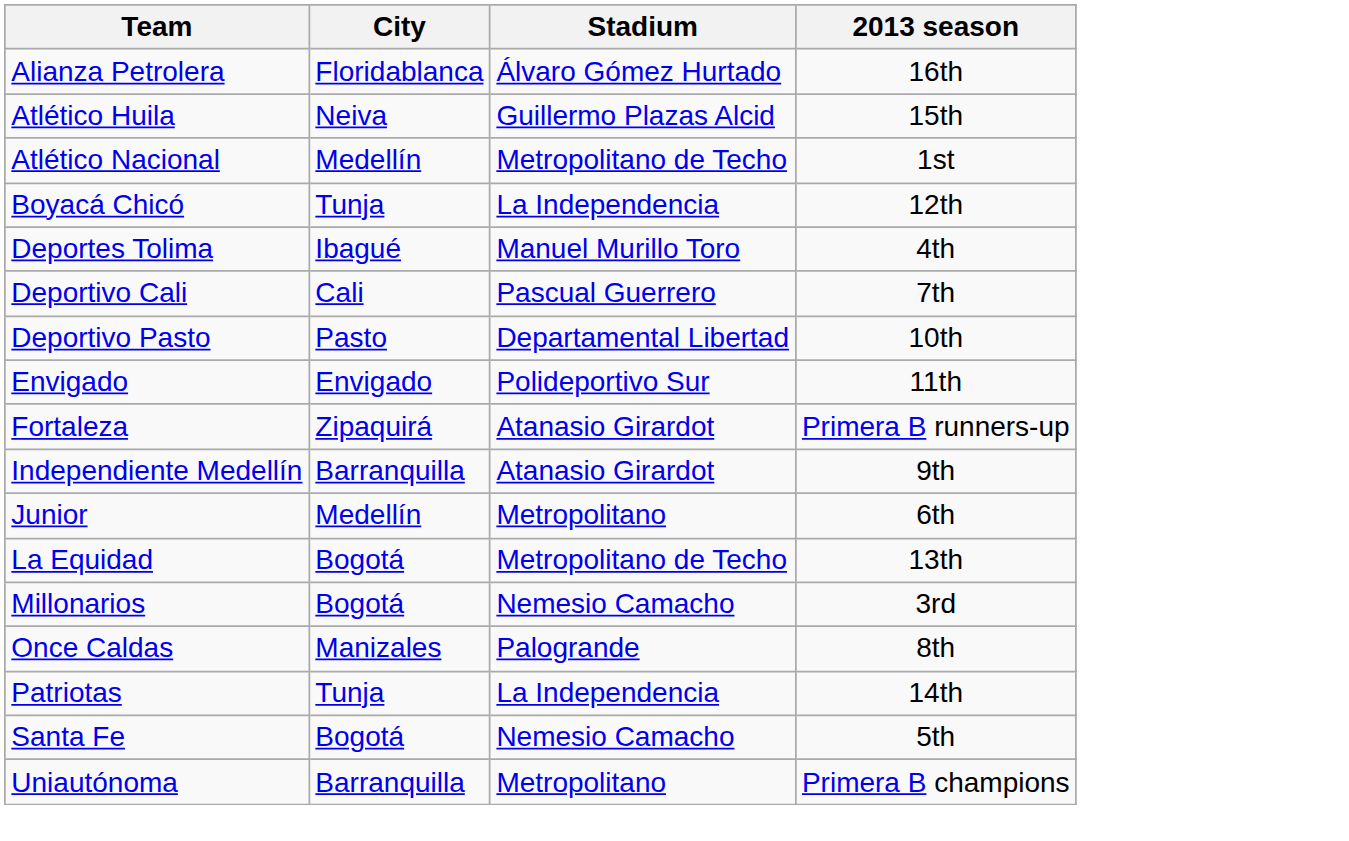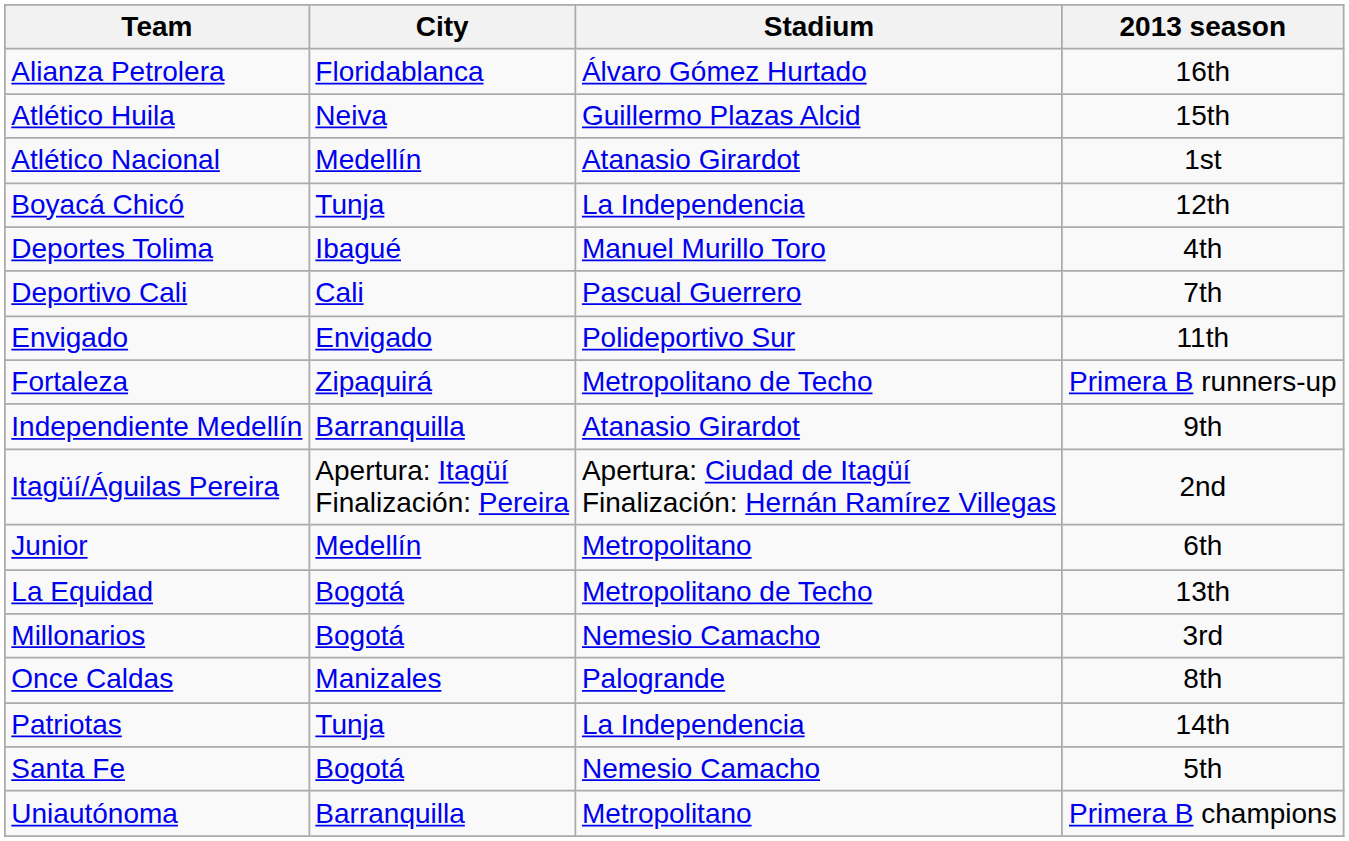(642, 159) Metropolitano de Techo -> (691, 159) Atanasio Girardot
- row: (111, 337)
(605, 426) Atanasio Girardot -> (727, 381) Metropolitano de Techo
+ row: (145, 486)
